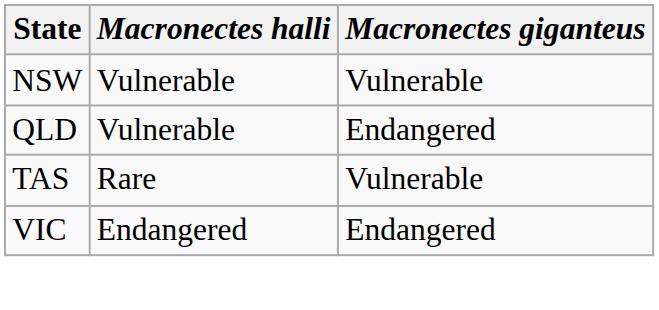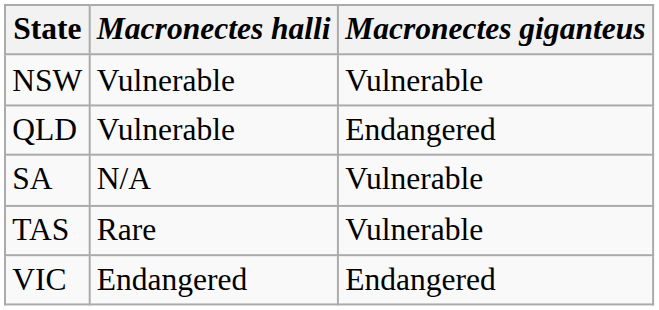+ row: (32, 179)
